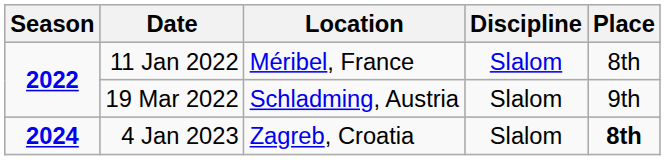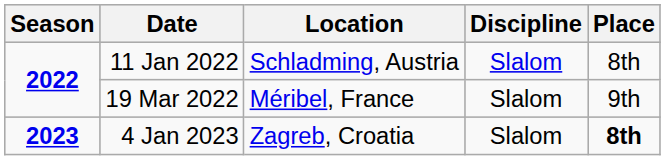(332, 61) Méribel, France -> (354, 61) Schladming, Austria
(354, 99) Schladming, Austria -> (332, 99) Méribel, France
(52, 136) 2024 -> (52, 136) 2023
